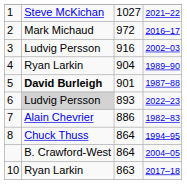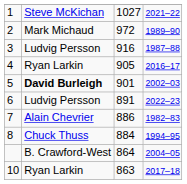(163, 31) 2016–17 -> (163, 31) 1989–90
(163, 48) 2002–03 -> (163, 48) 1987–88
(125, 65) 904 -> (125, 65) 905
(163, 66) 1989–90 -> (163, 66) 2016–17
(163, 83) 1987–88 -> (163, 83) 2002–03
(62, 100) lightgrey background -> (62, 100) no background
(125, 100) 893 -> (125, 100) 891
(125, 135) 864 -> (125, 135) 884
